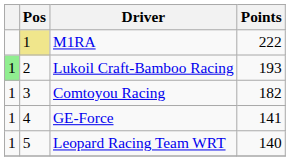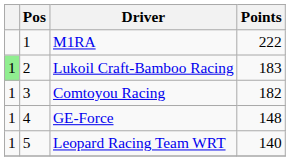(27, 42) khaki background -> (27, 42) no background
(270, 67) 193 -> (270, 67) 183
(270, 118) 141 -> (270, 118) 148
